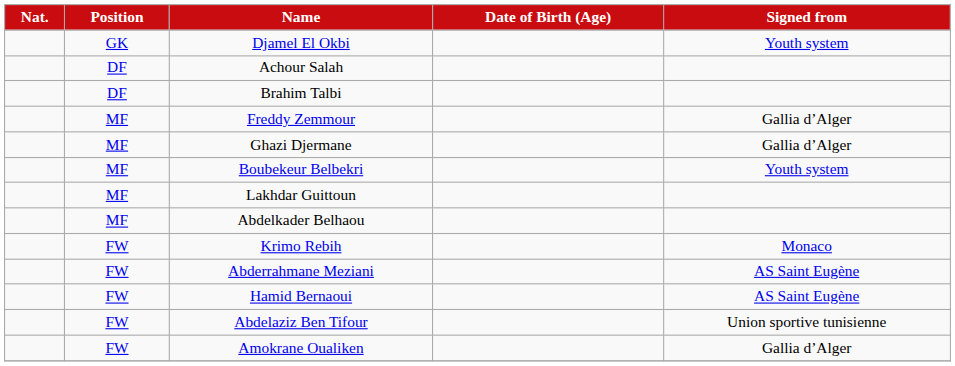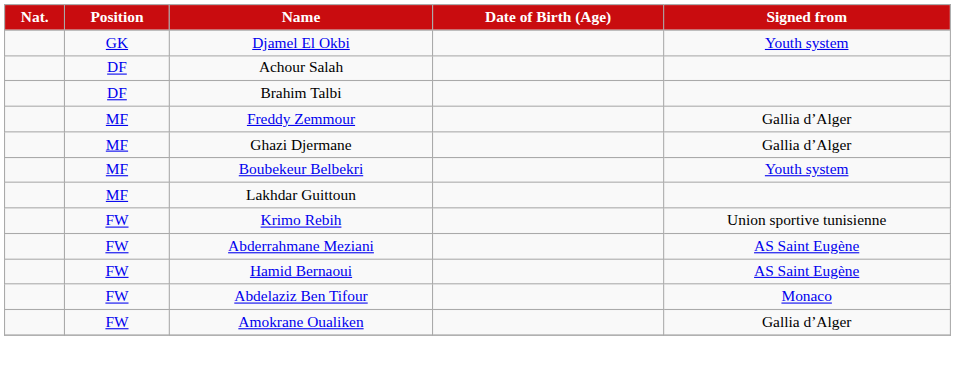- row: (301, 220)
(807, 246) Monaco -> (807, 220) Union sportive tunisienne
(807, 322) Union sportive tunisienne -> (807, 297) Monaco
